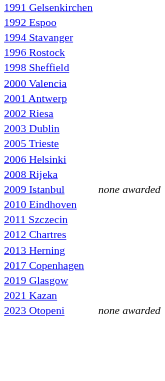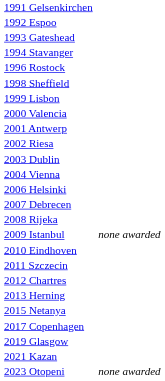+ row: (39, 37)
+ row: (32, 98)
+ row: (32, 174)
- row: (32, 144)
+ row: (38, 204)
+ row: (35, 311)
